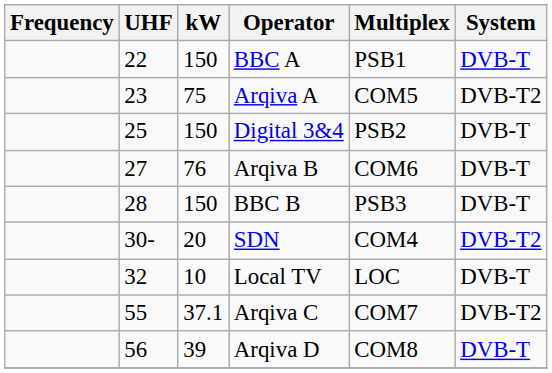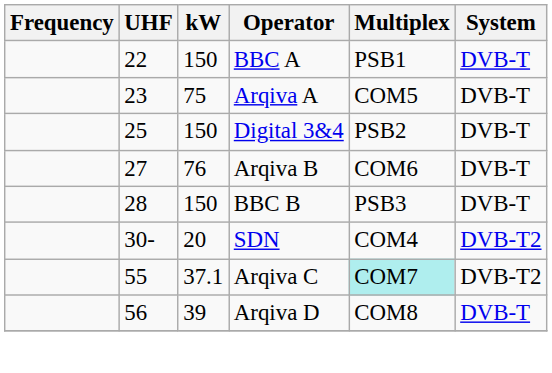(501, 95) DVB-T2 -> (495, 95) DVB-T
- row: (278, 276)
(386, 312) no background -> (386, 276) paleturquoise background
